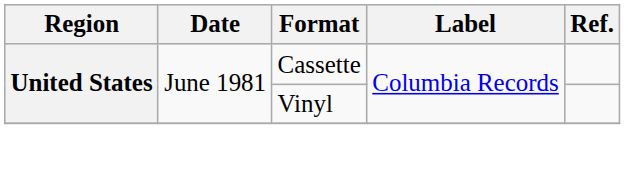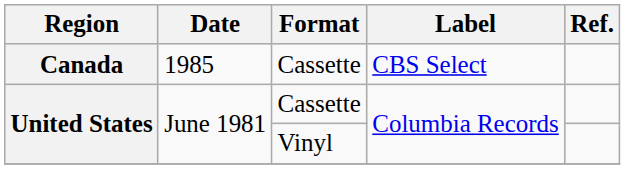+ row: (82, 63)
